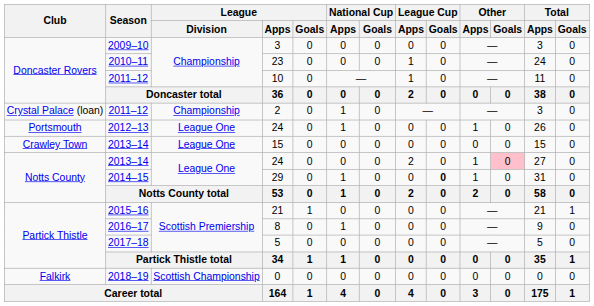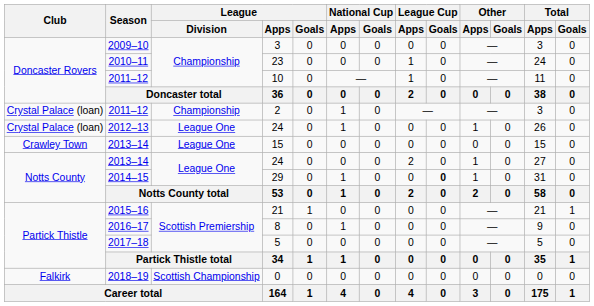(55, 128) Portsmouth -> (55, 128) Crystal Palace (loan)
(508, 161) pink background -> (508, 161) no background
